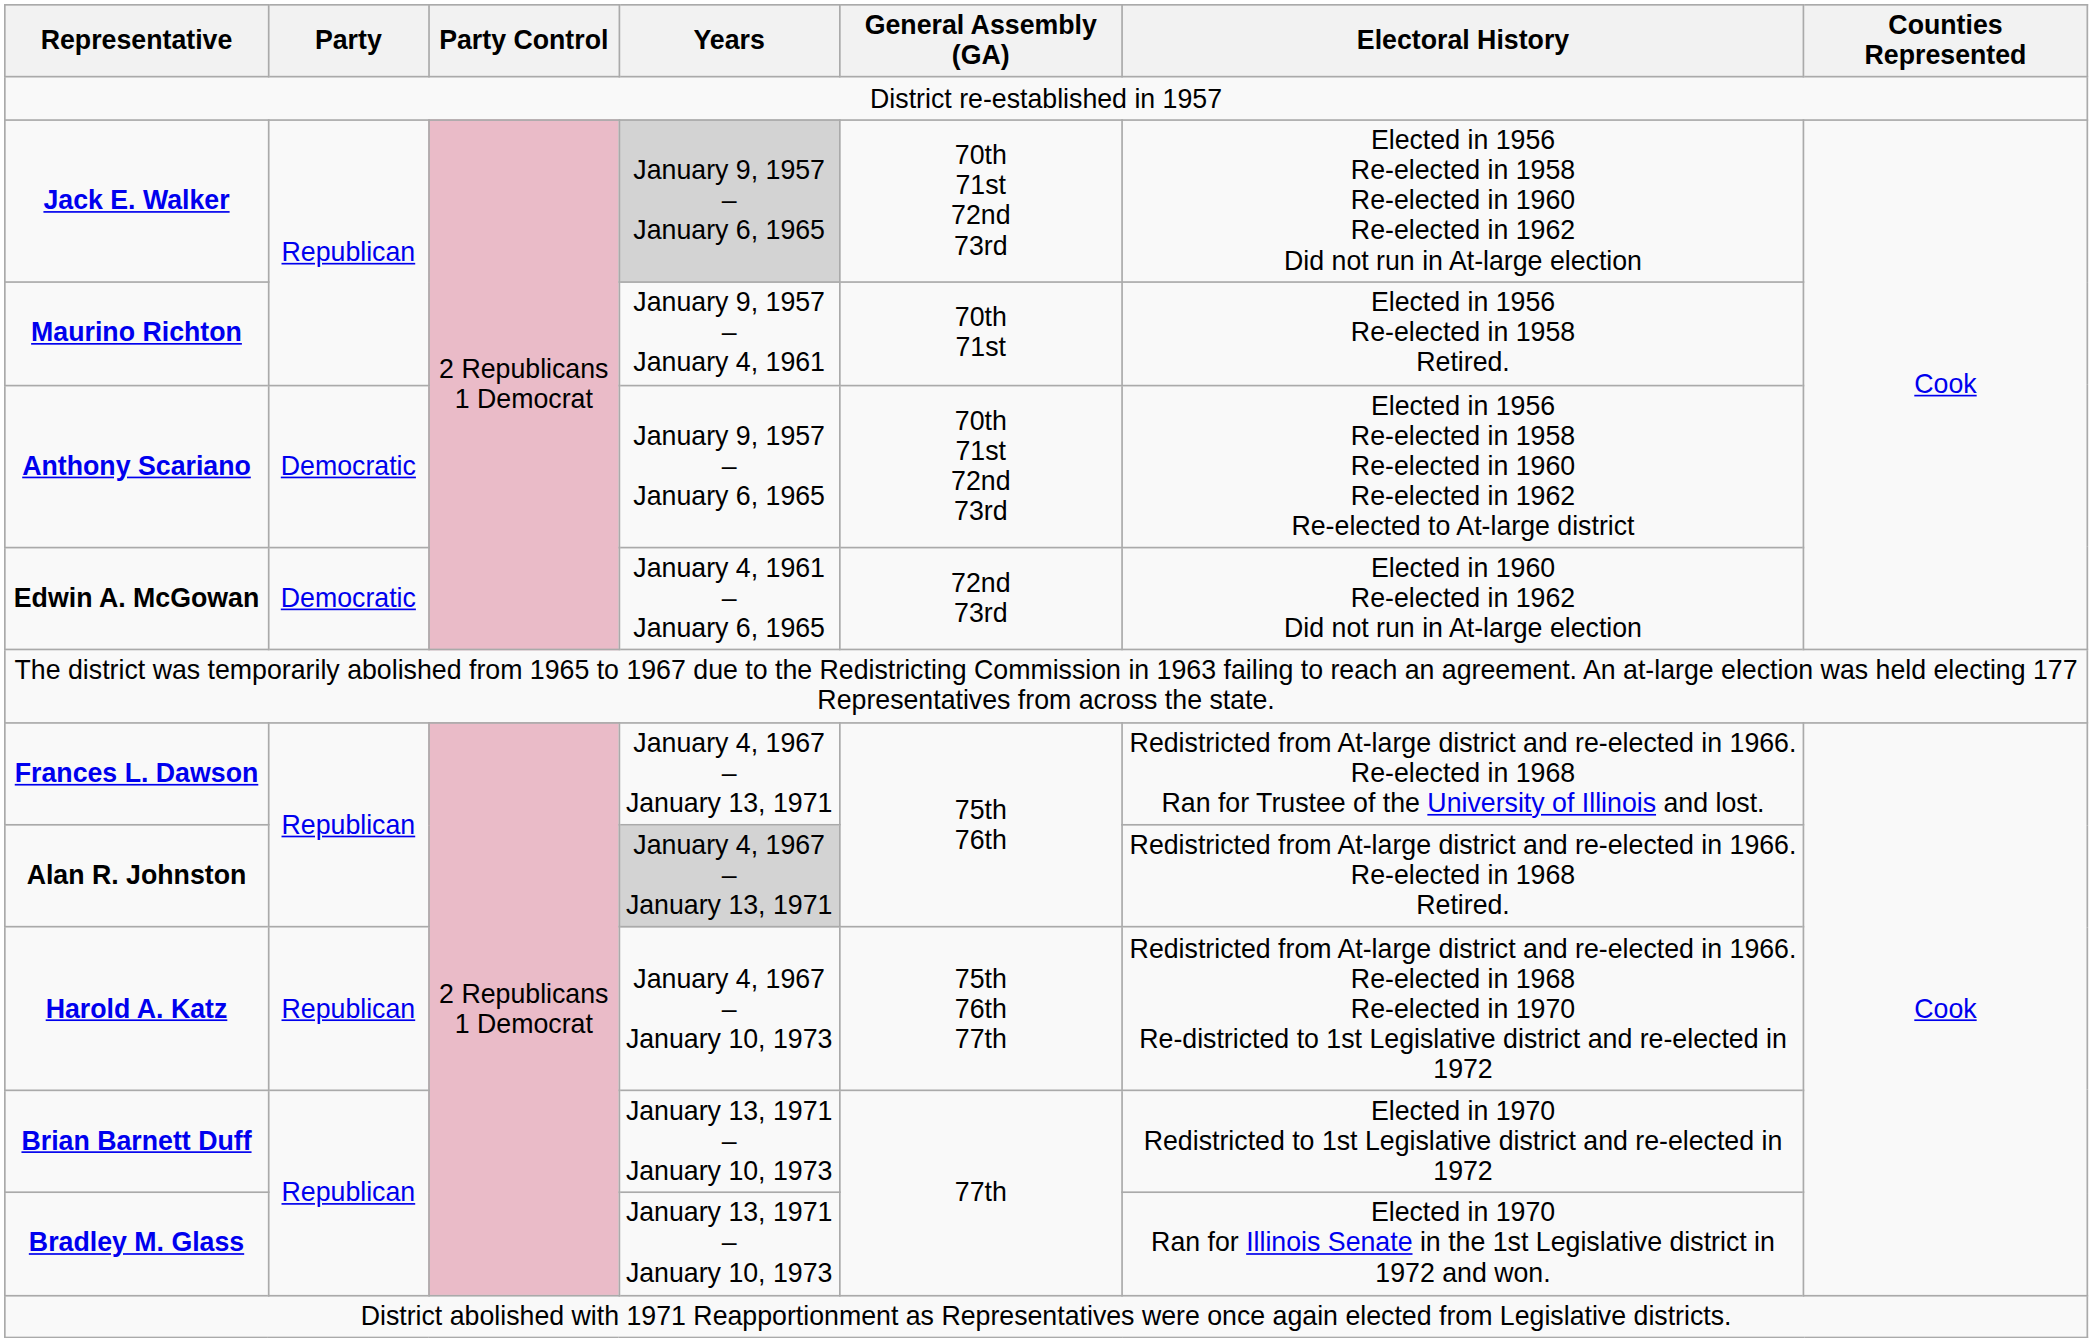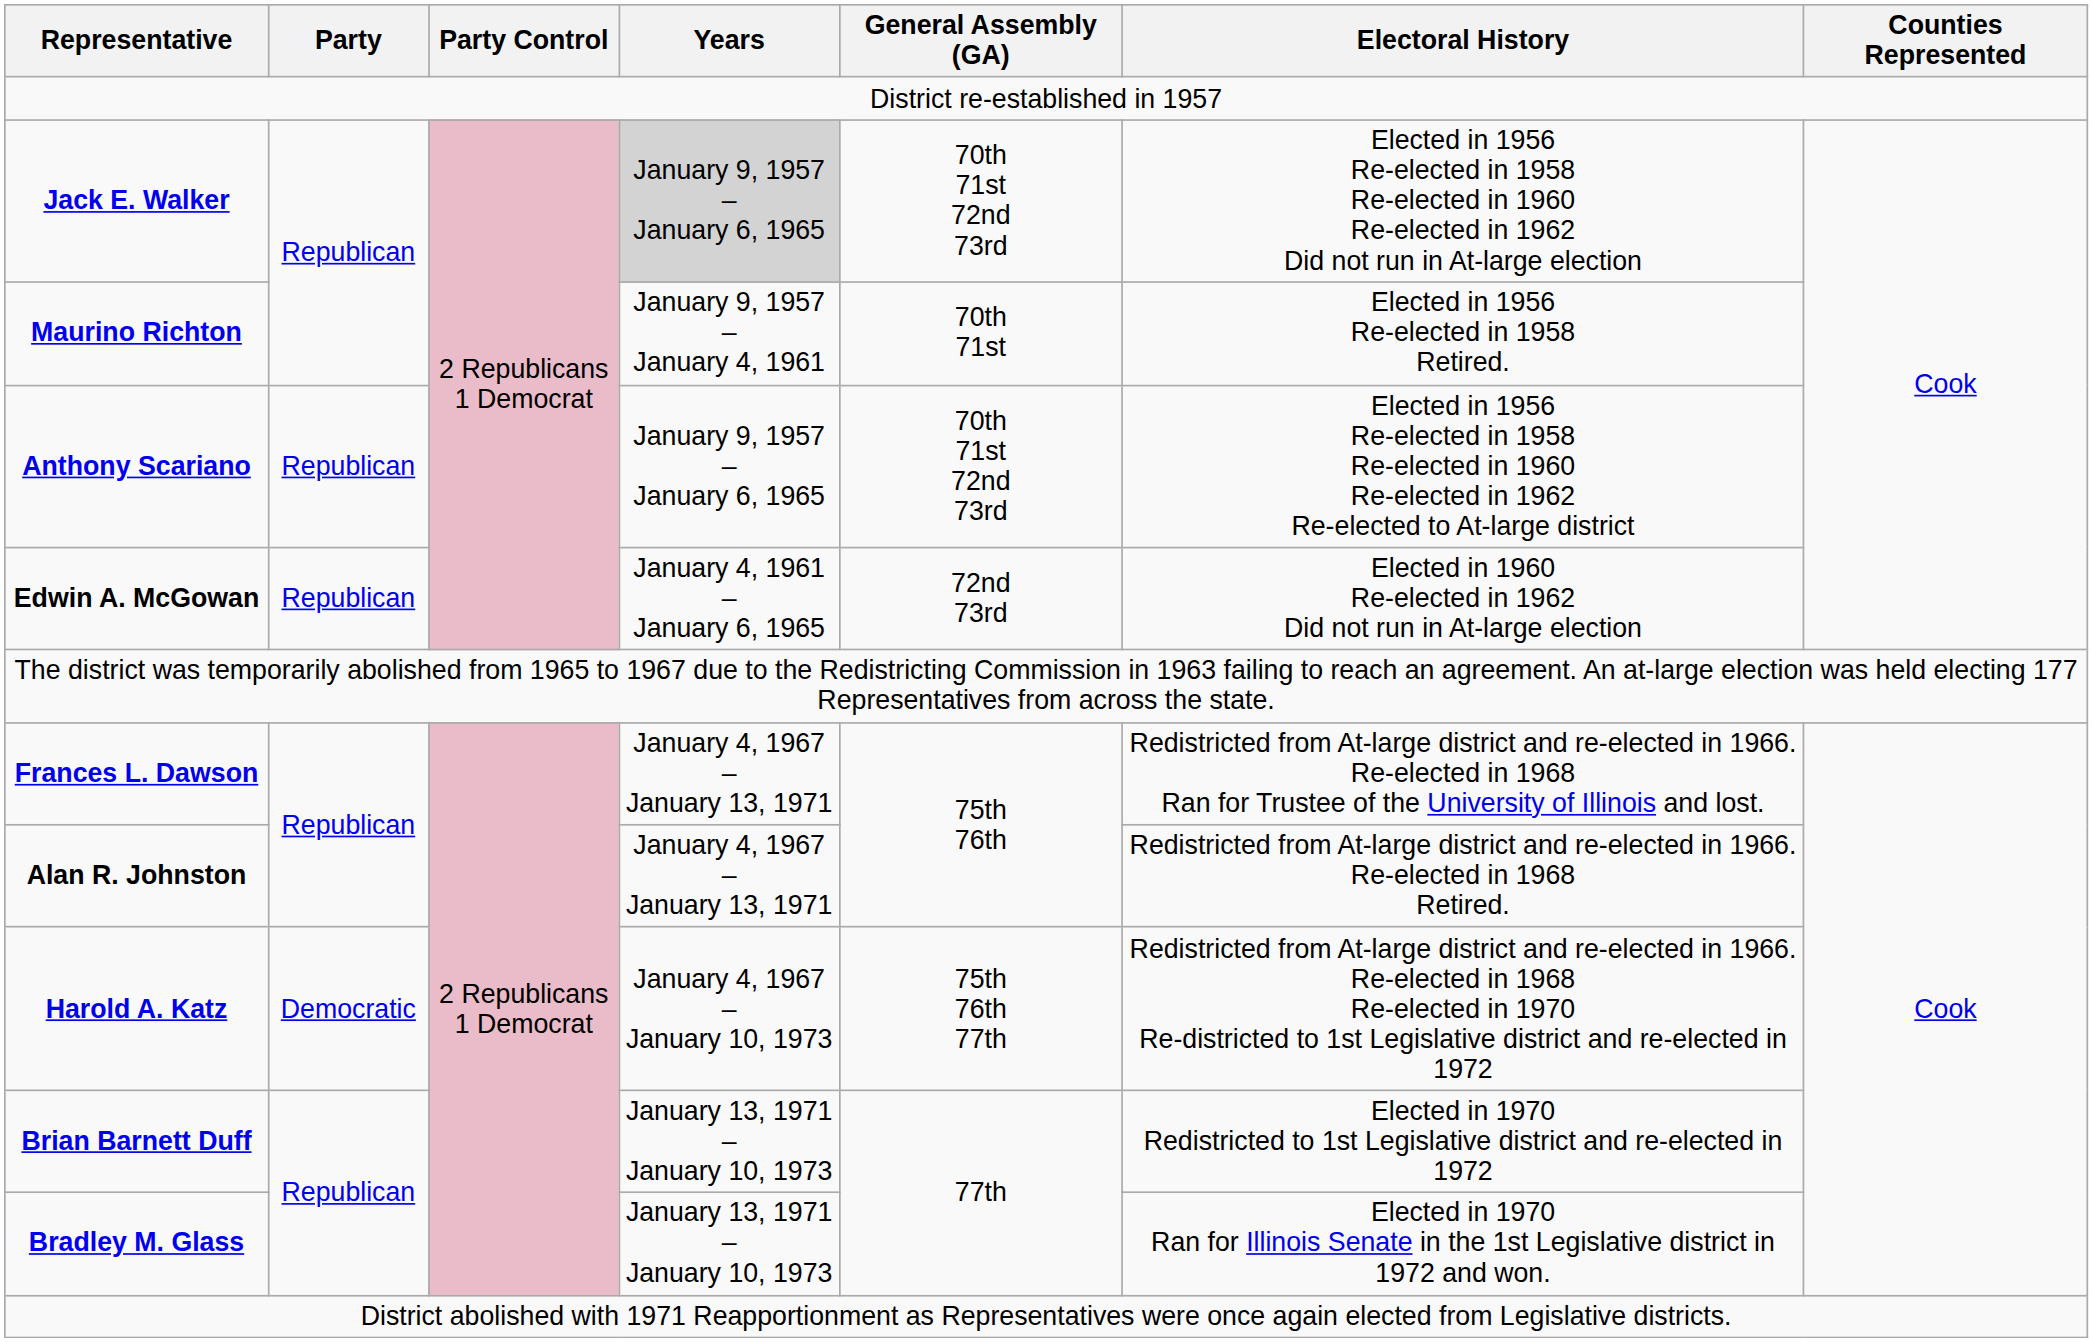(348, 465) Democratic -> (348, 465) Republican
(348, 598) Democratic -> (348, 598) Republican
(729, 875) lightgrey background -> (729, 875) no background
(348, 1008) Republican -> (348, 1008) Democratic
